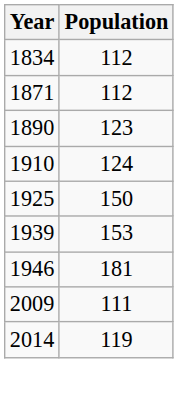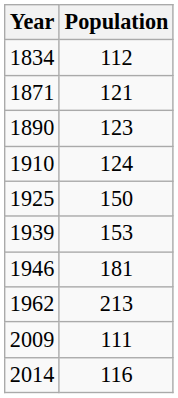(116, 92) 112 -> (116, 92) 121
+ row: (32, 304)
(116, 339) 119 -> (116, 374) 116
